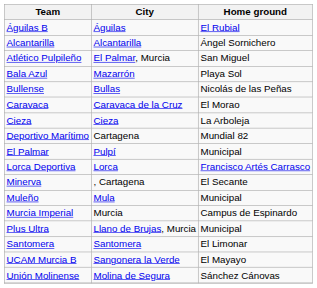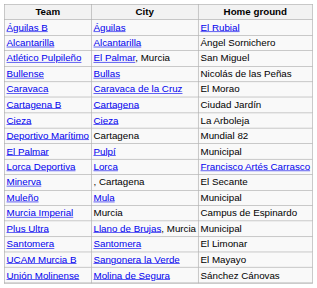- row: (27, 74)
+ row: (34, 105)
